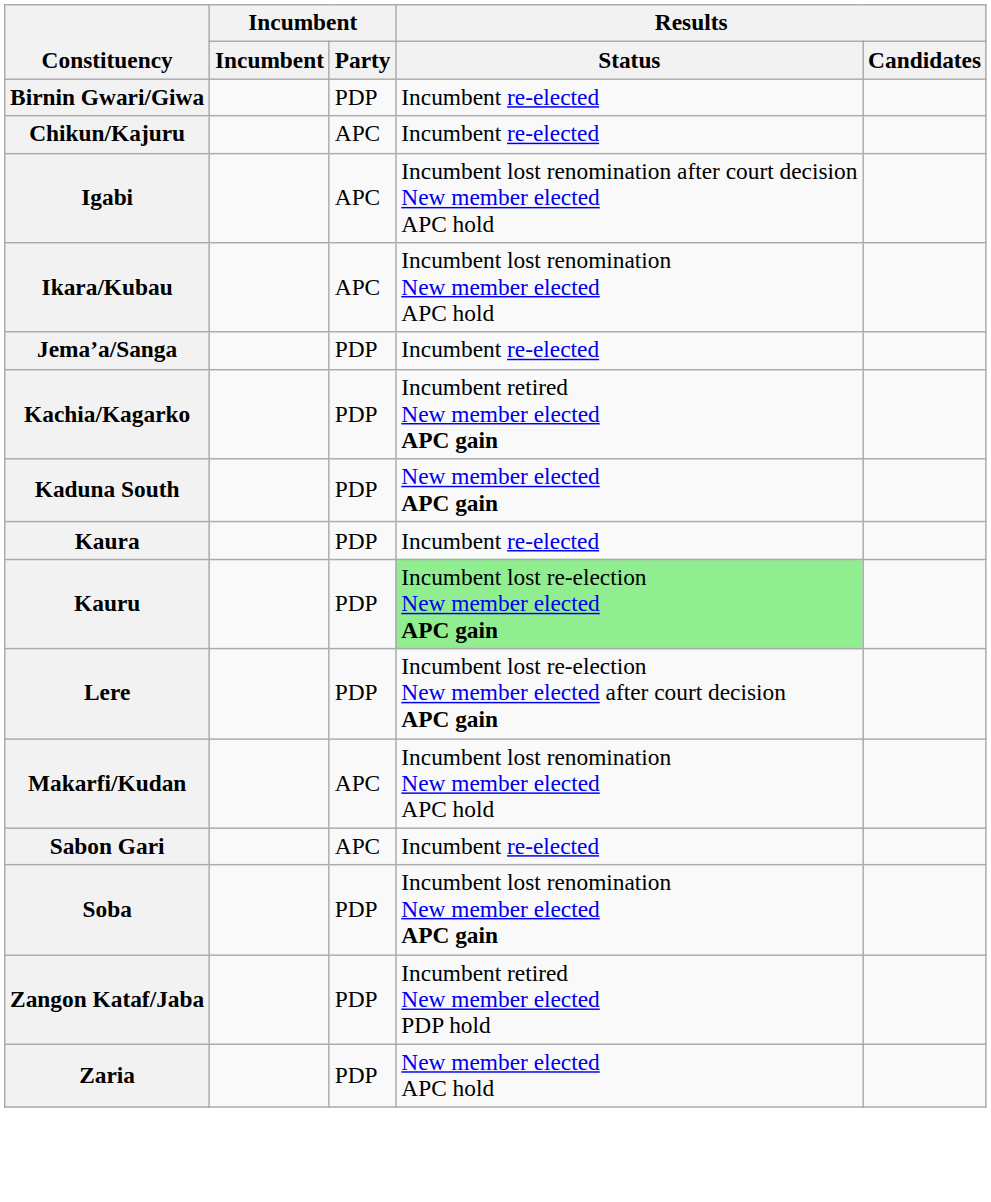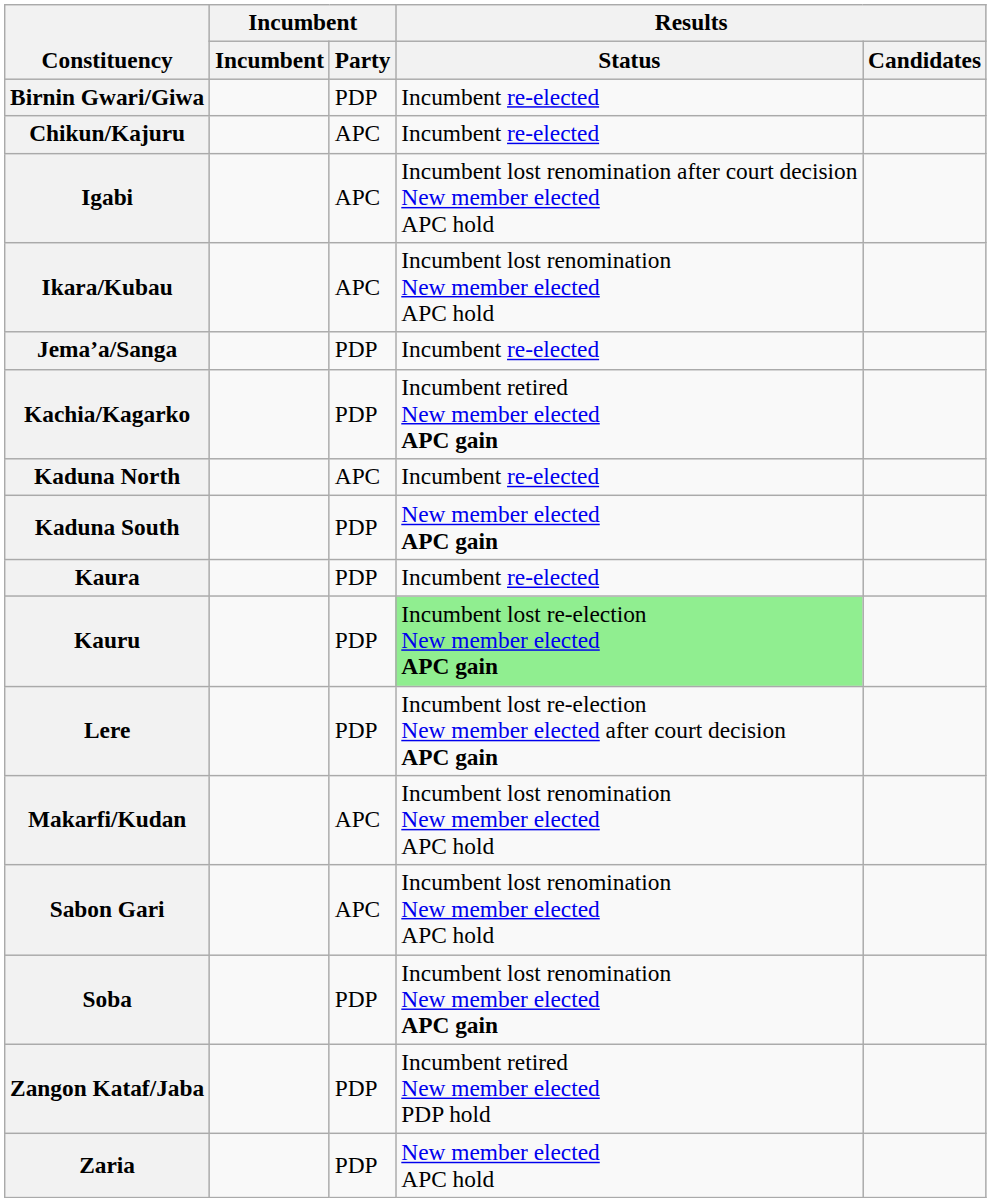+ row: (107, 477)
(500, 846) Incumbent re-elected -> (536, 909) Incumbent lost renomination New member elected APC hold
